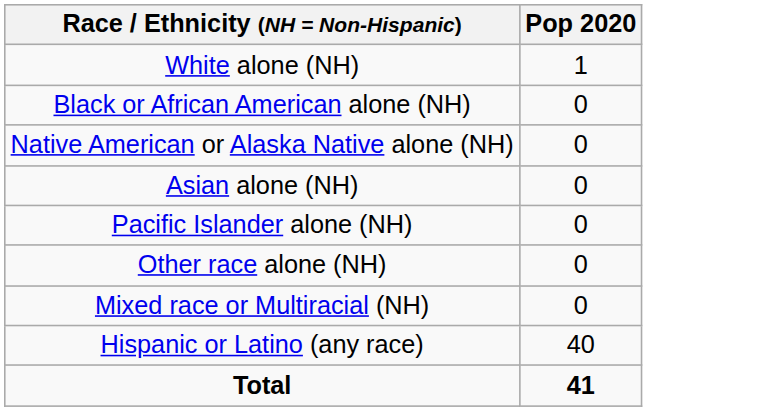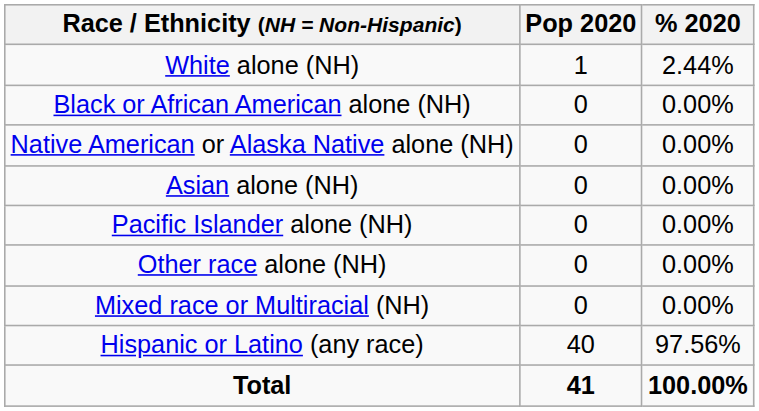+ column: (698, 24)
